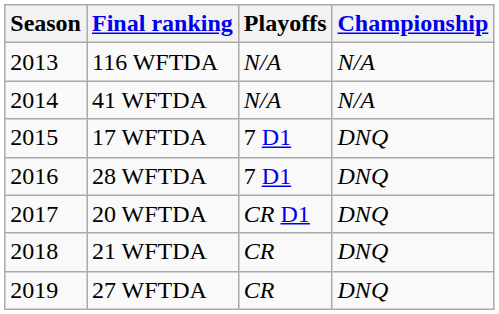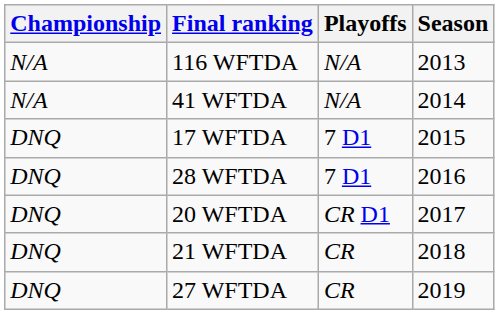columns swapped: (46, 23) <-> (413, 23)
